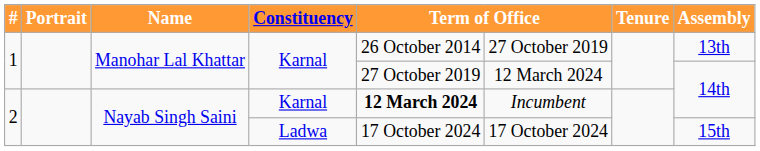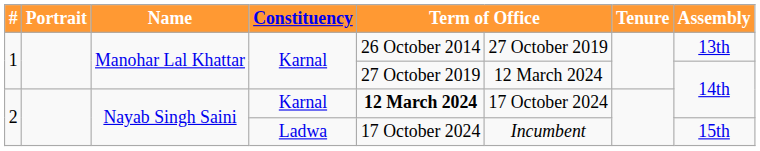(548, 103) Incumbent -> (548, 103) 17 October 2024
(548, 131) 17 October 2024 -> (548, 131) Incumbent
